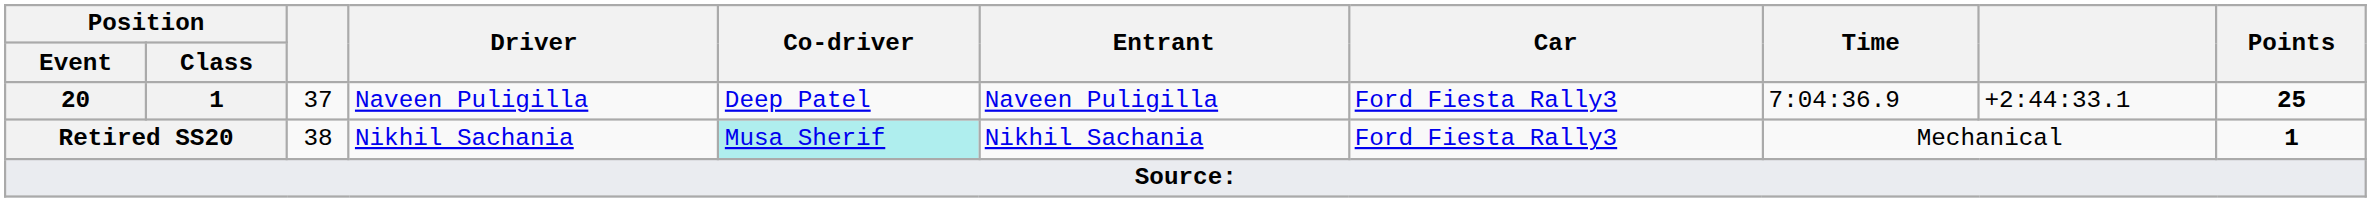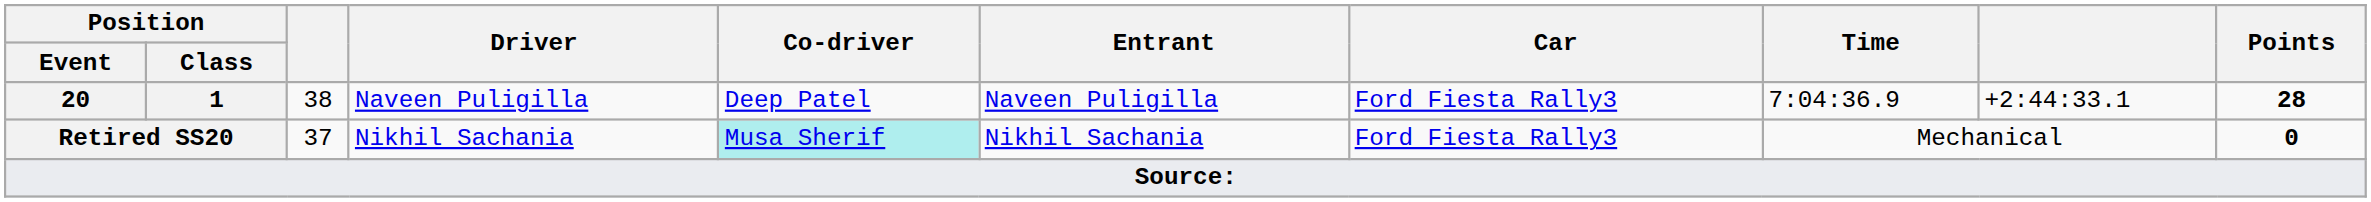(318, 101) 37 -> (318, 101) 38
(2292, 101) 25 -> (2292, 101) 28
(318, 139) 38 -> (318, 139) 37
(2292, 139) 1 -> (2292, 139) 0
